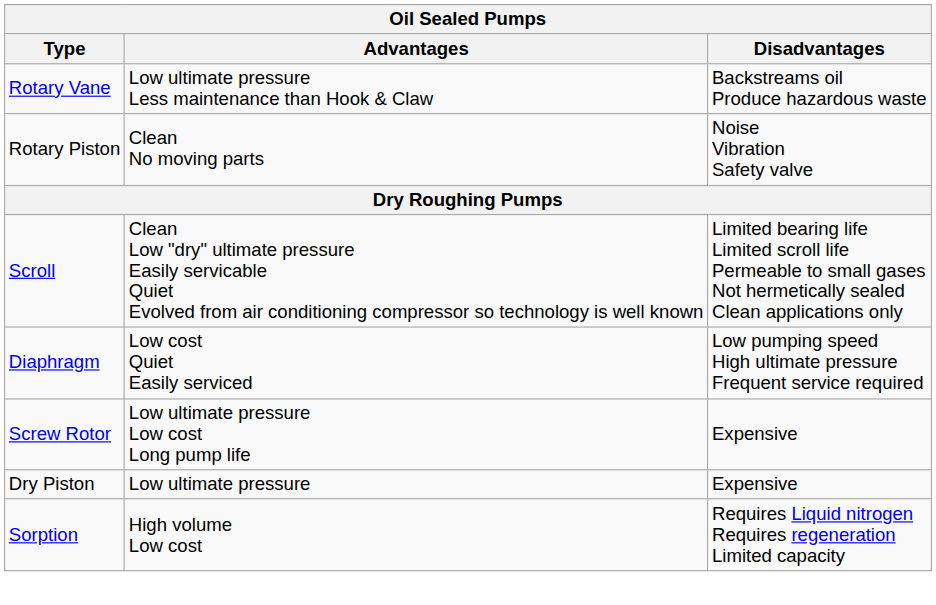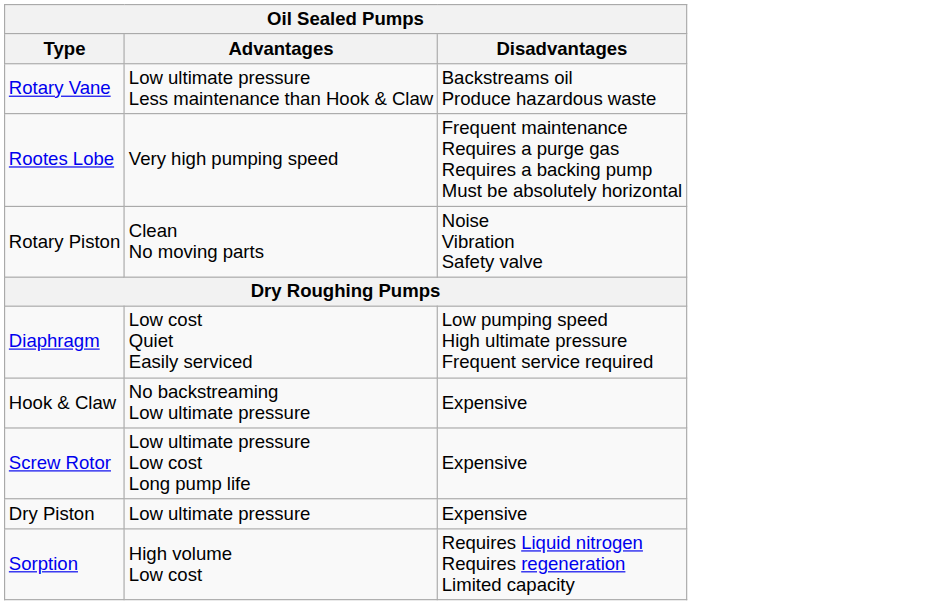+ row: (61, 159)
- row: (32, 270)
+ row: (62, 402)
